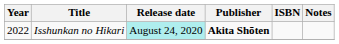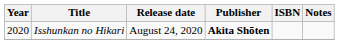(18, 30) 2022 -> (18, 30) 2020
(166, 30) paleturquoise background -> (166, 30) no background
